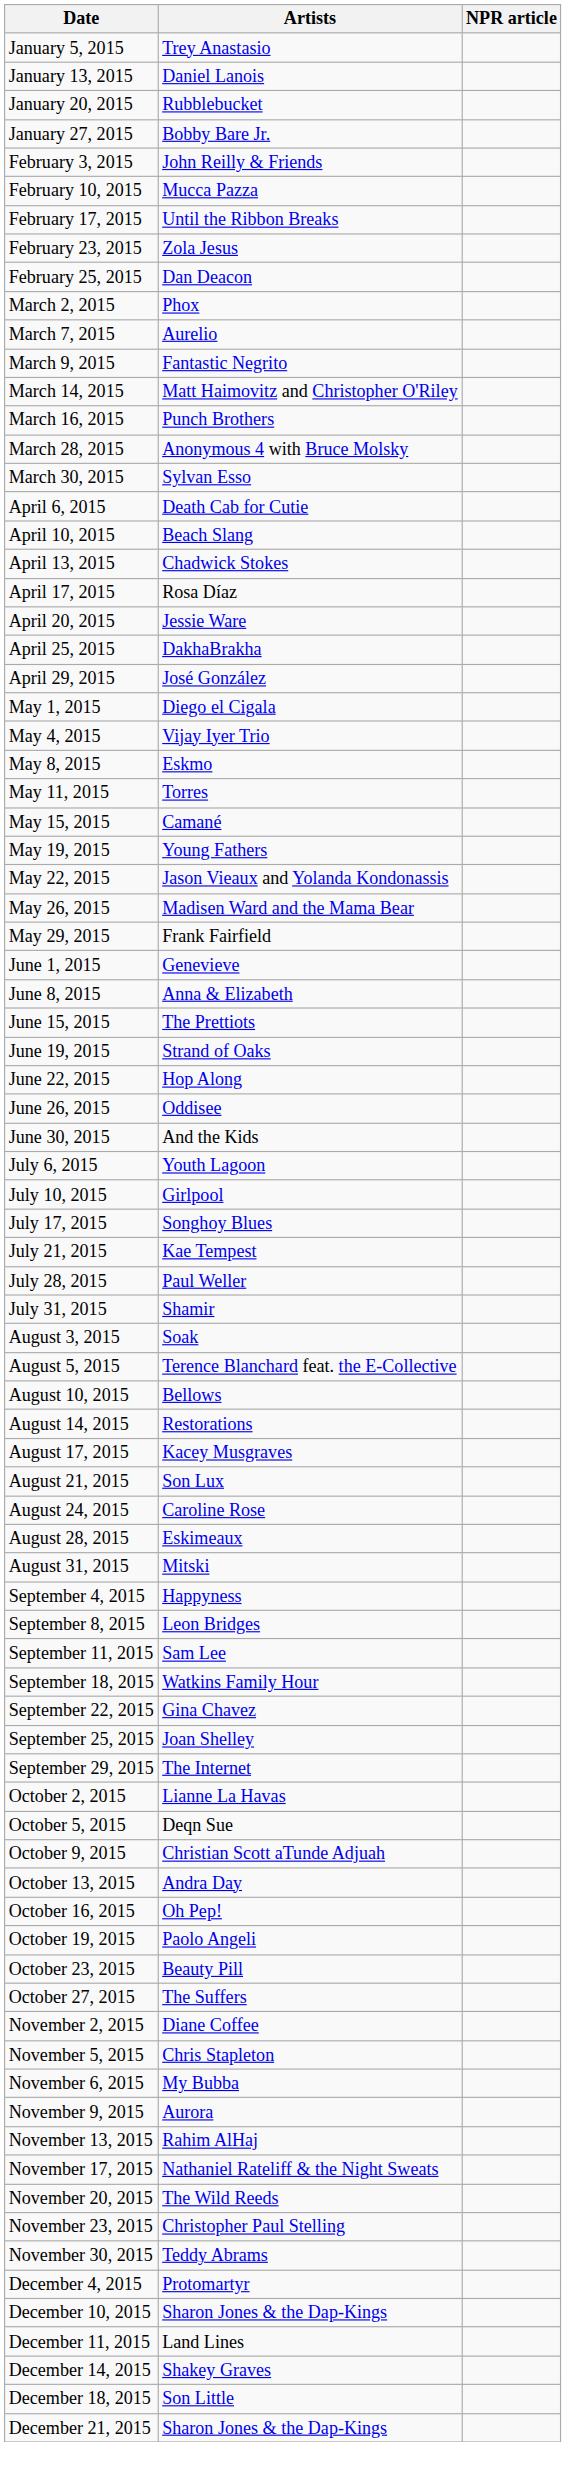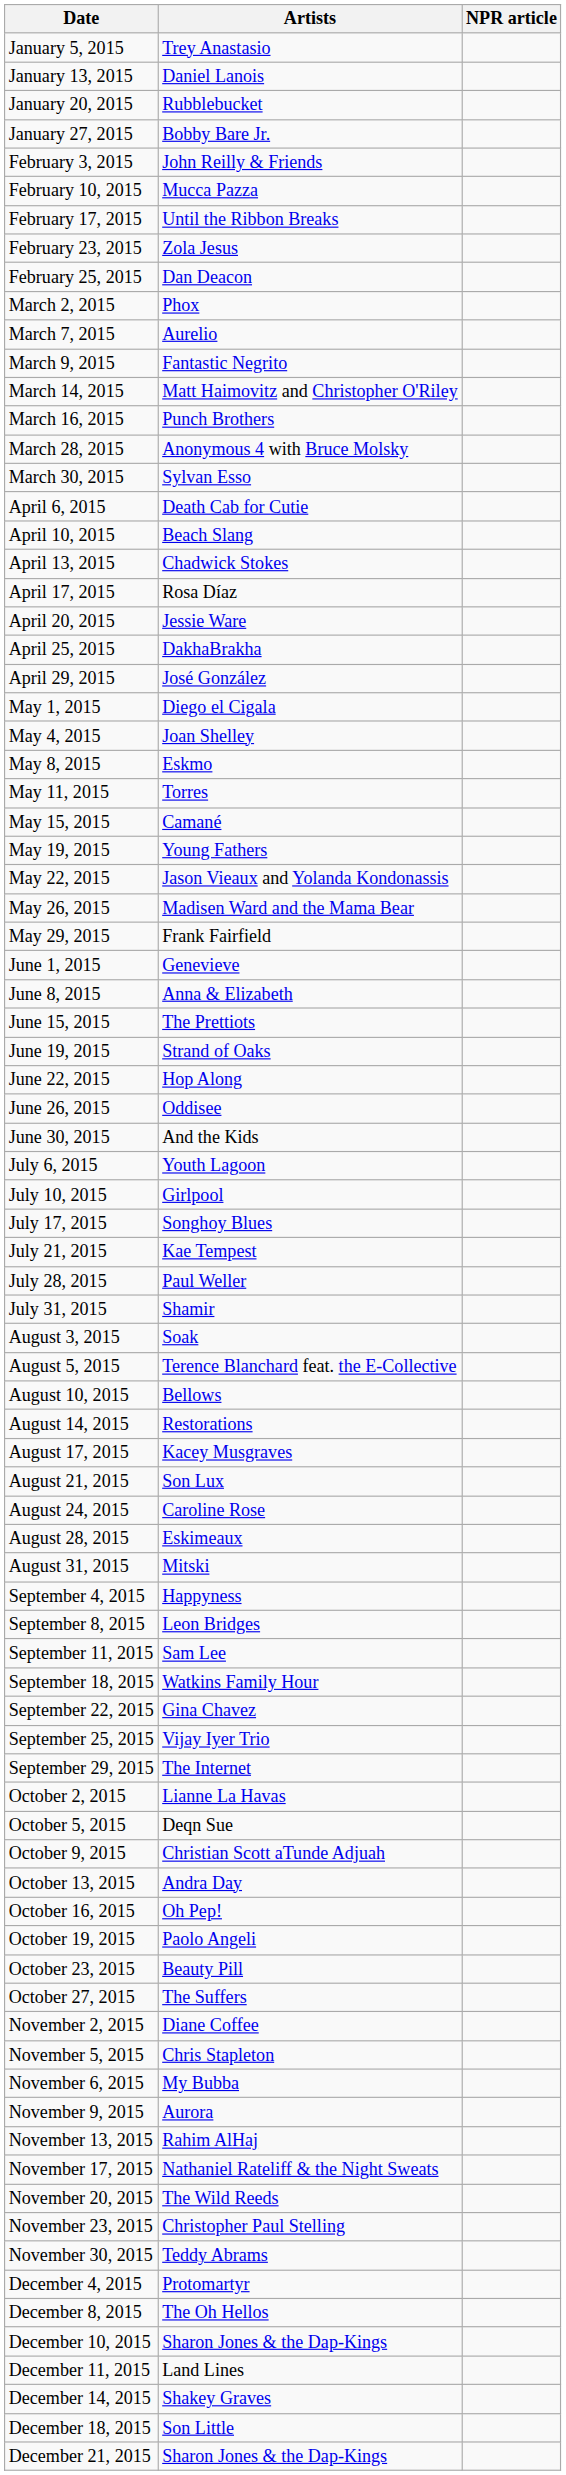(216, 735) Vijay Iyer Trio -> (208, 735) Joan Shelley
(208, 1739) Joan Shelley -> (216, 1739) Vijay Iyer Trio
+ row: (75, 2312)
